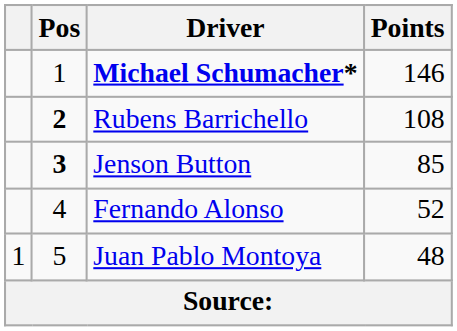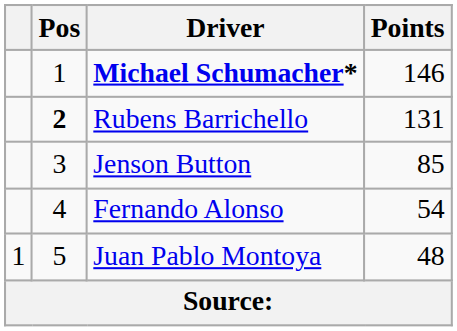(424, 118) 108 -> (424, 118) 131
(59, 164) bold -> (59, 164) normal
(431, 210) 52 -> (431, 210) 54
